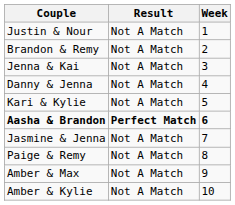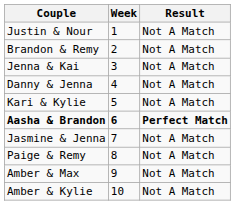columns swapped: (215, 13) <-> (154, 13)
